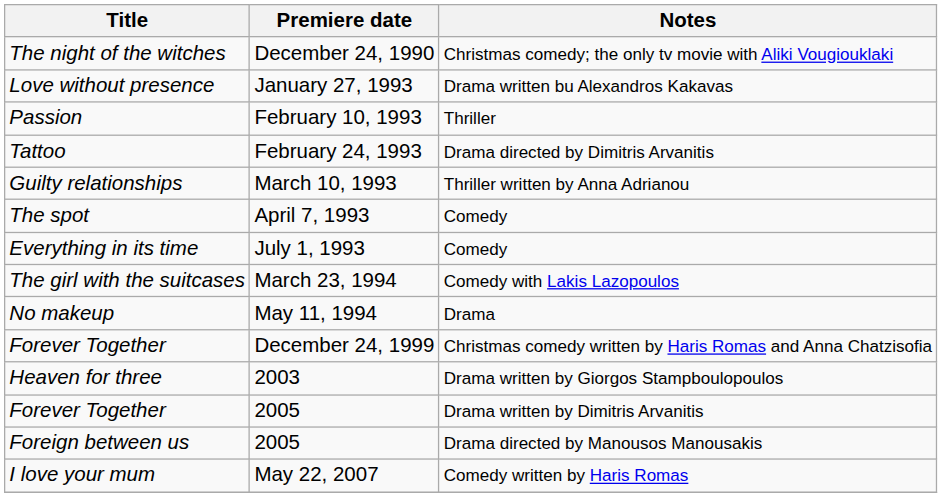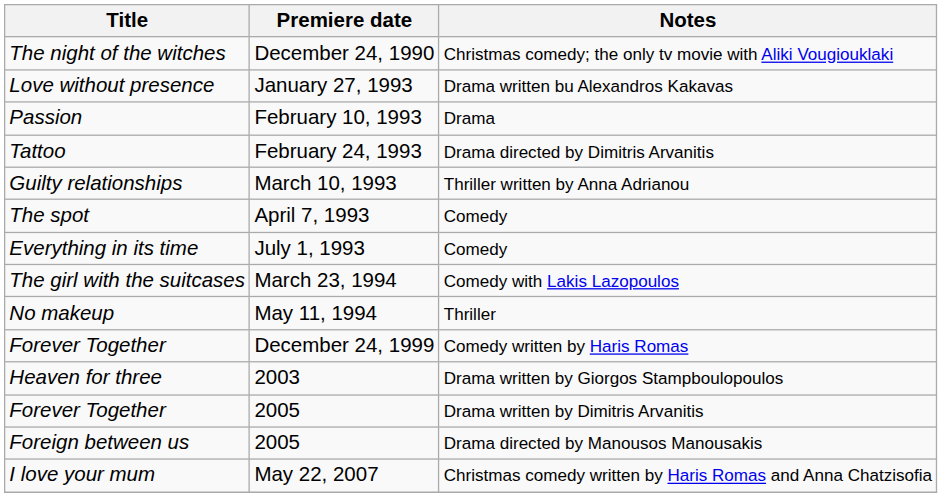(470, 119) Thriller -> (469, 119) Drama
(469, 314) Drama -> (470, 314) Thriller
(688, 346) Christmas comedy written by Haris Romas and Anna Chatzisofia -> (566, 346) Comedy written by Haris Romas
(566, 476) Comedy written by Haris Romas -> (688, 476) Christmas comedy written by Haris Romas and Anna Chatzisofia
